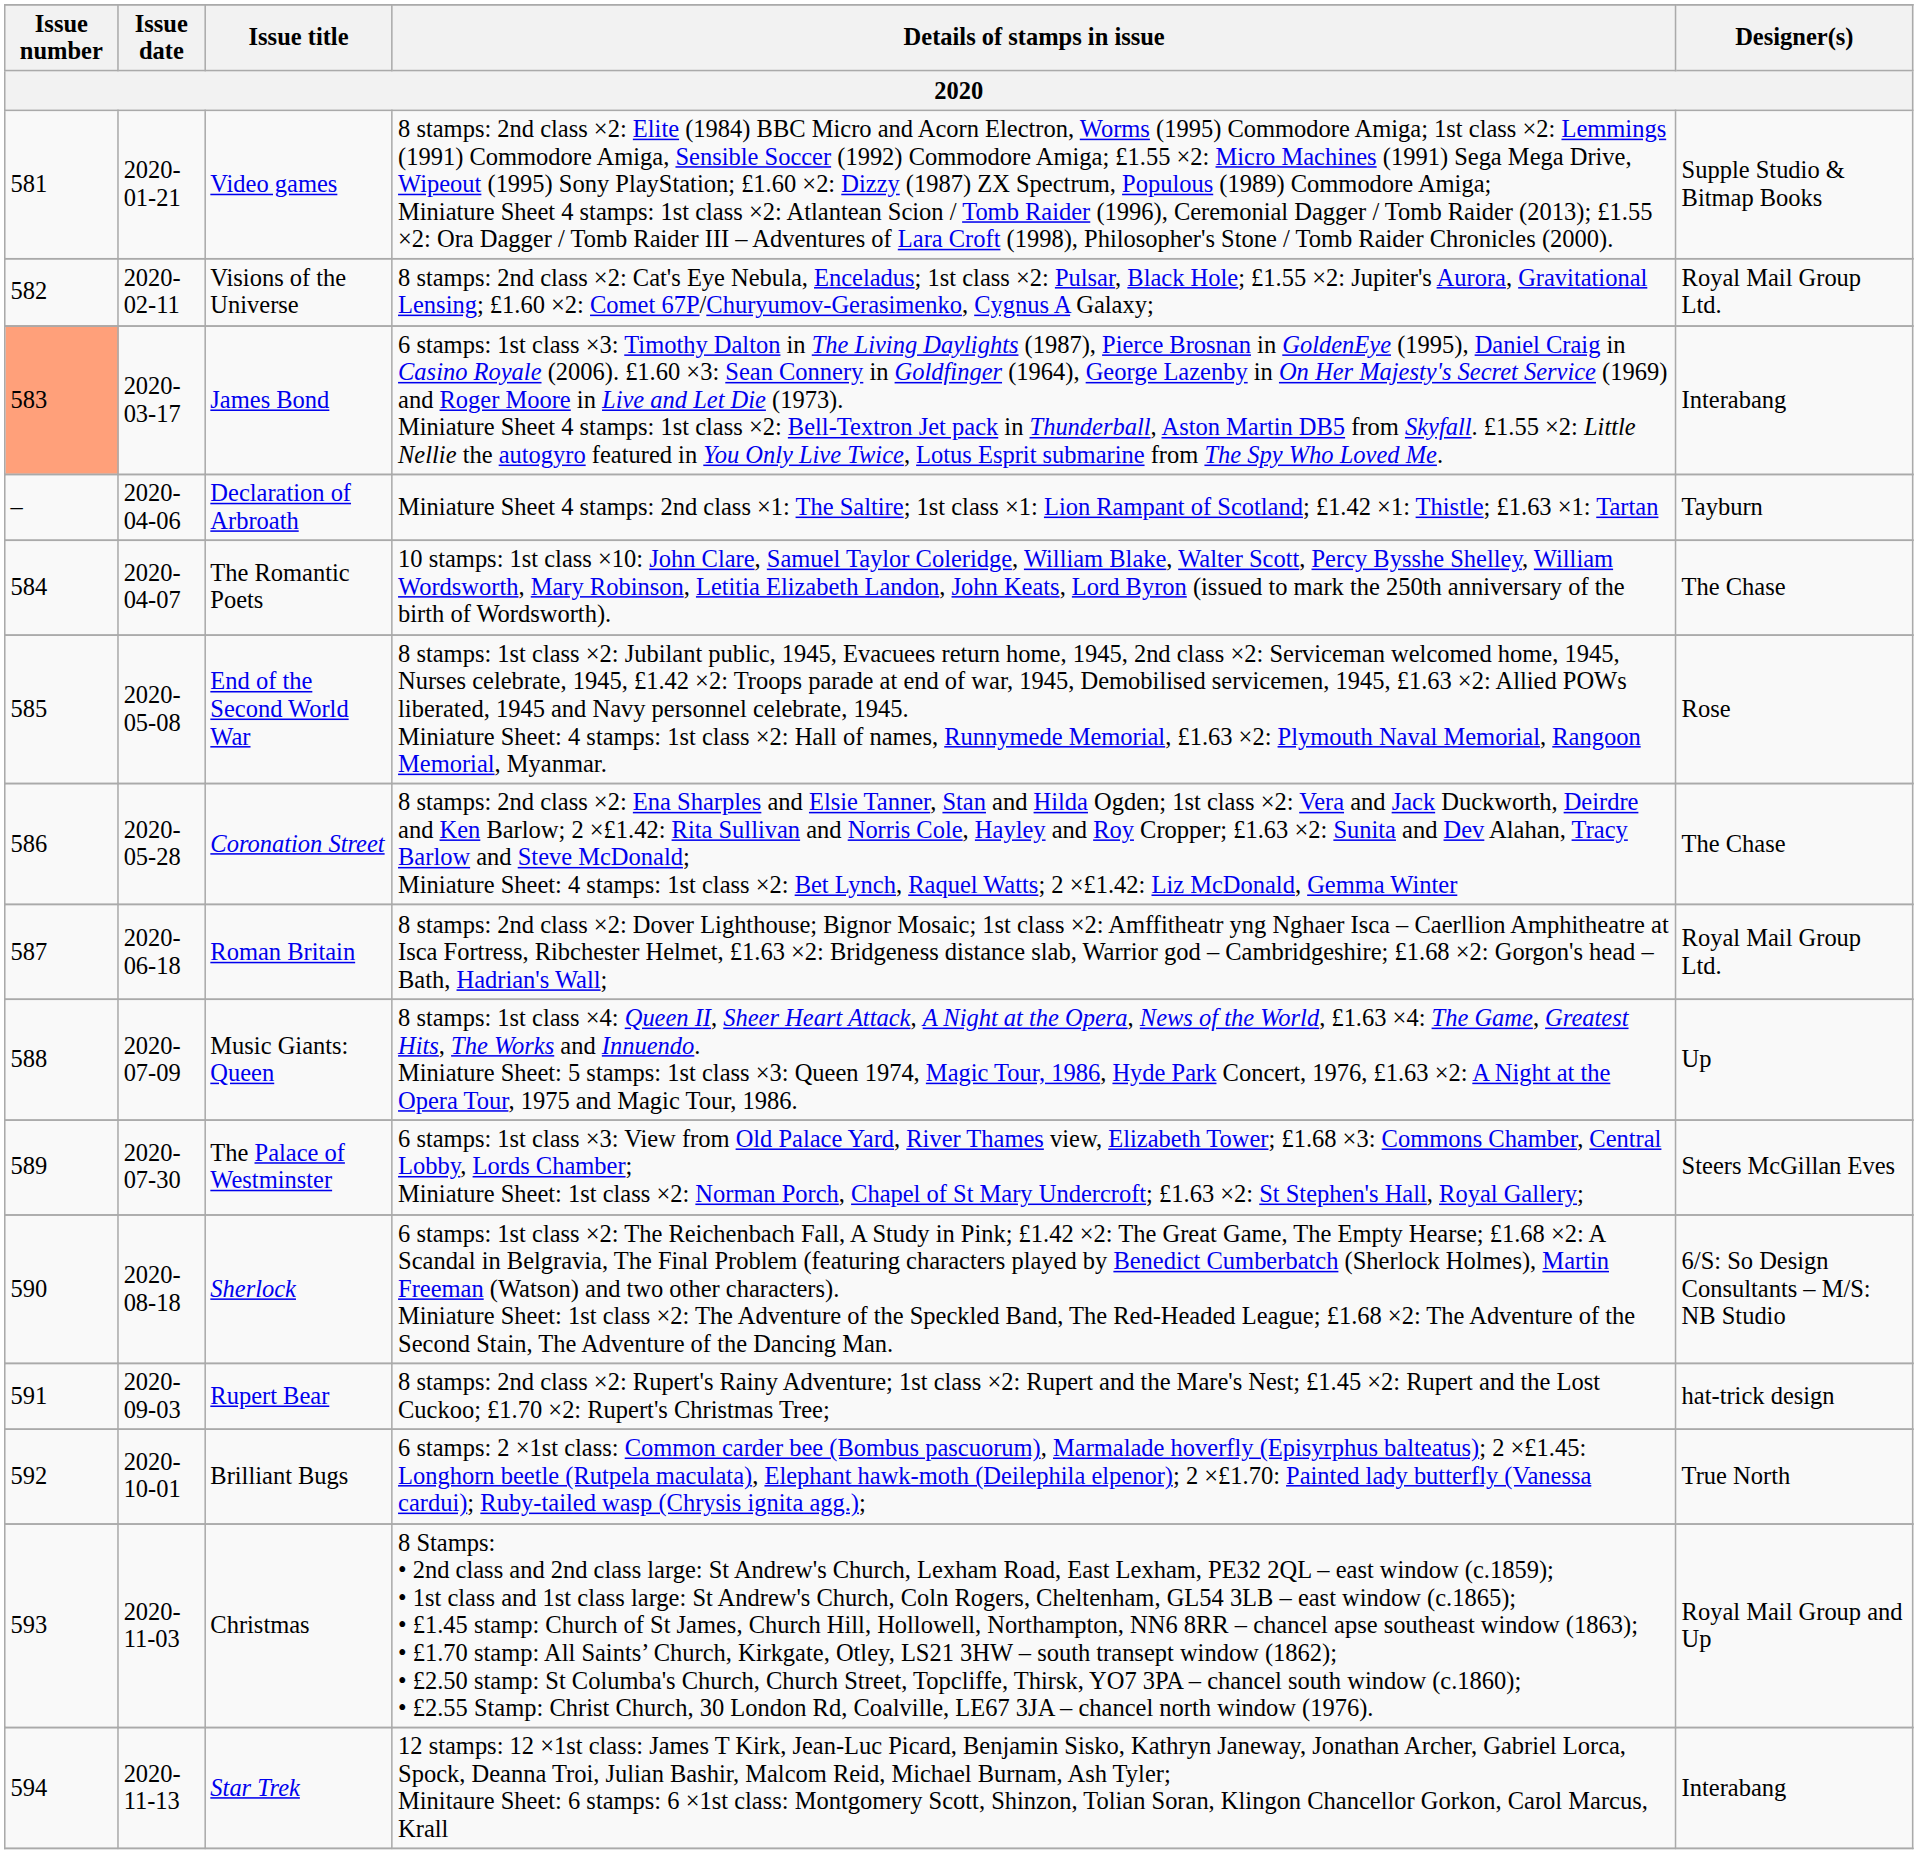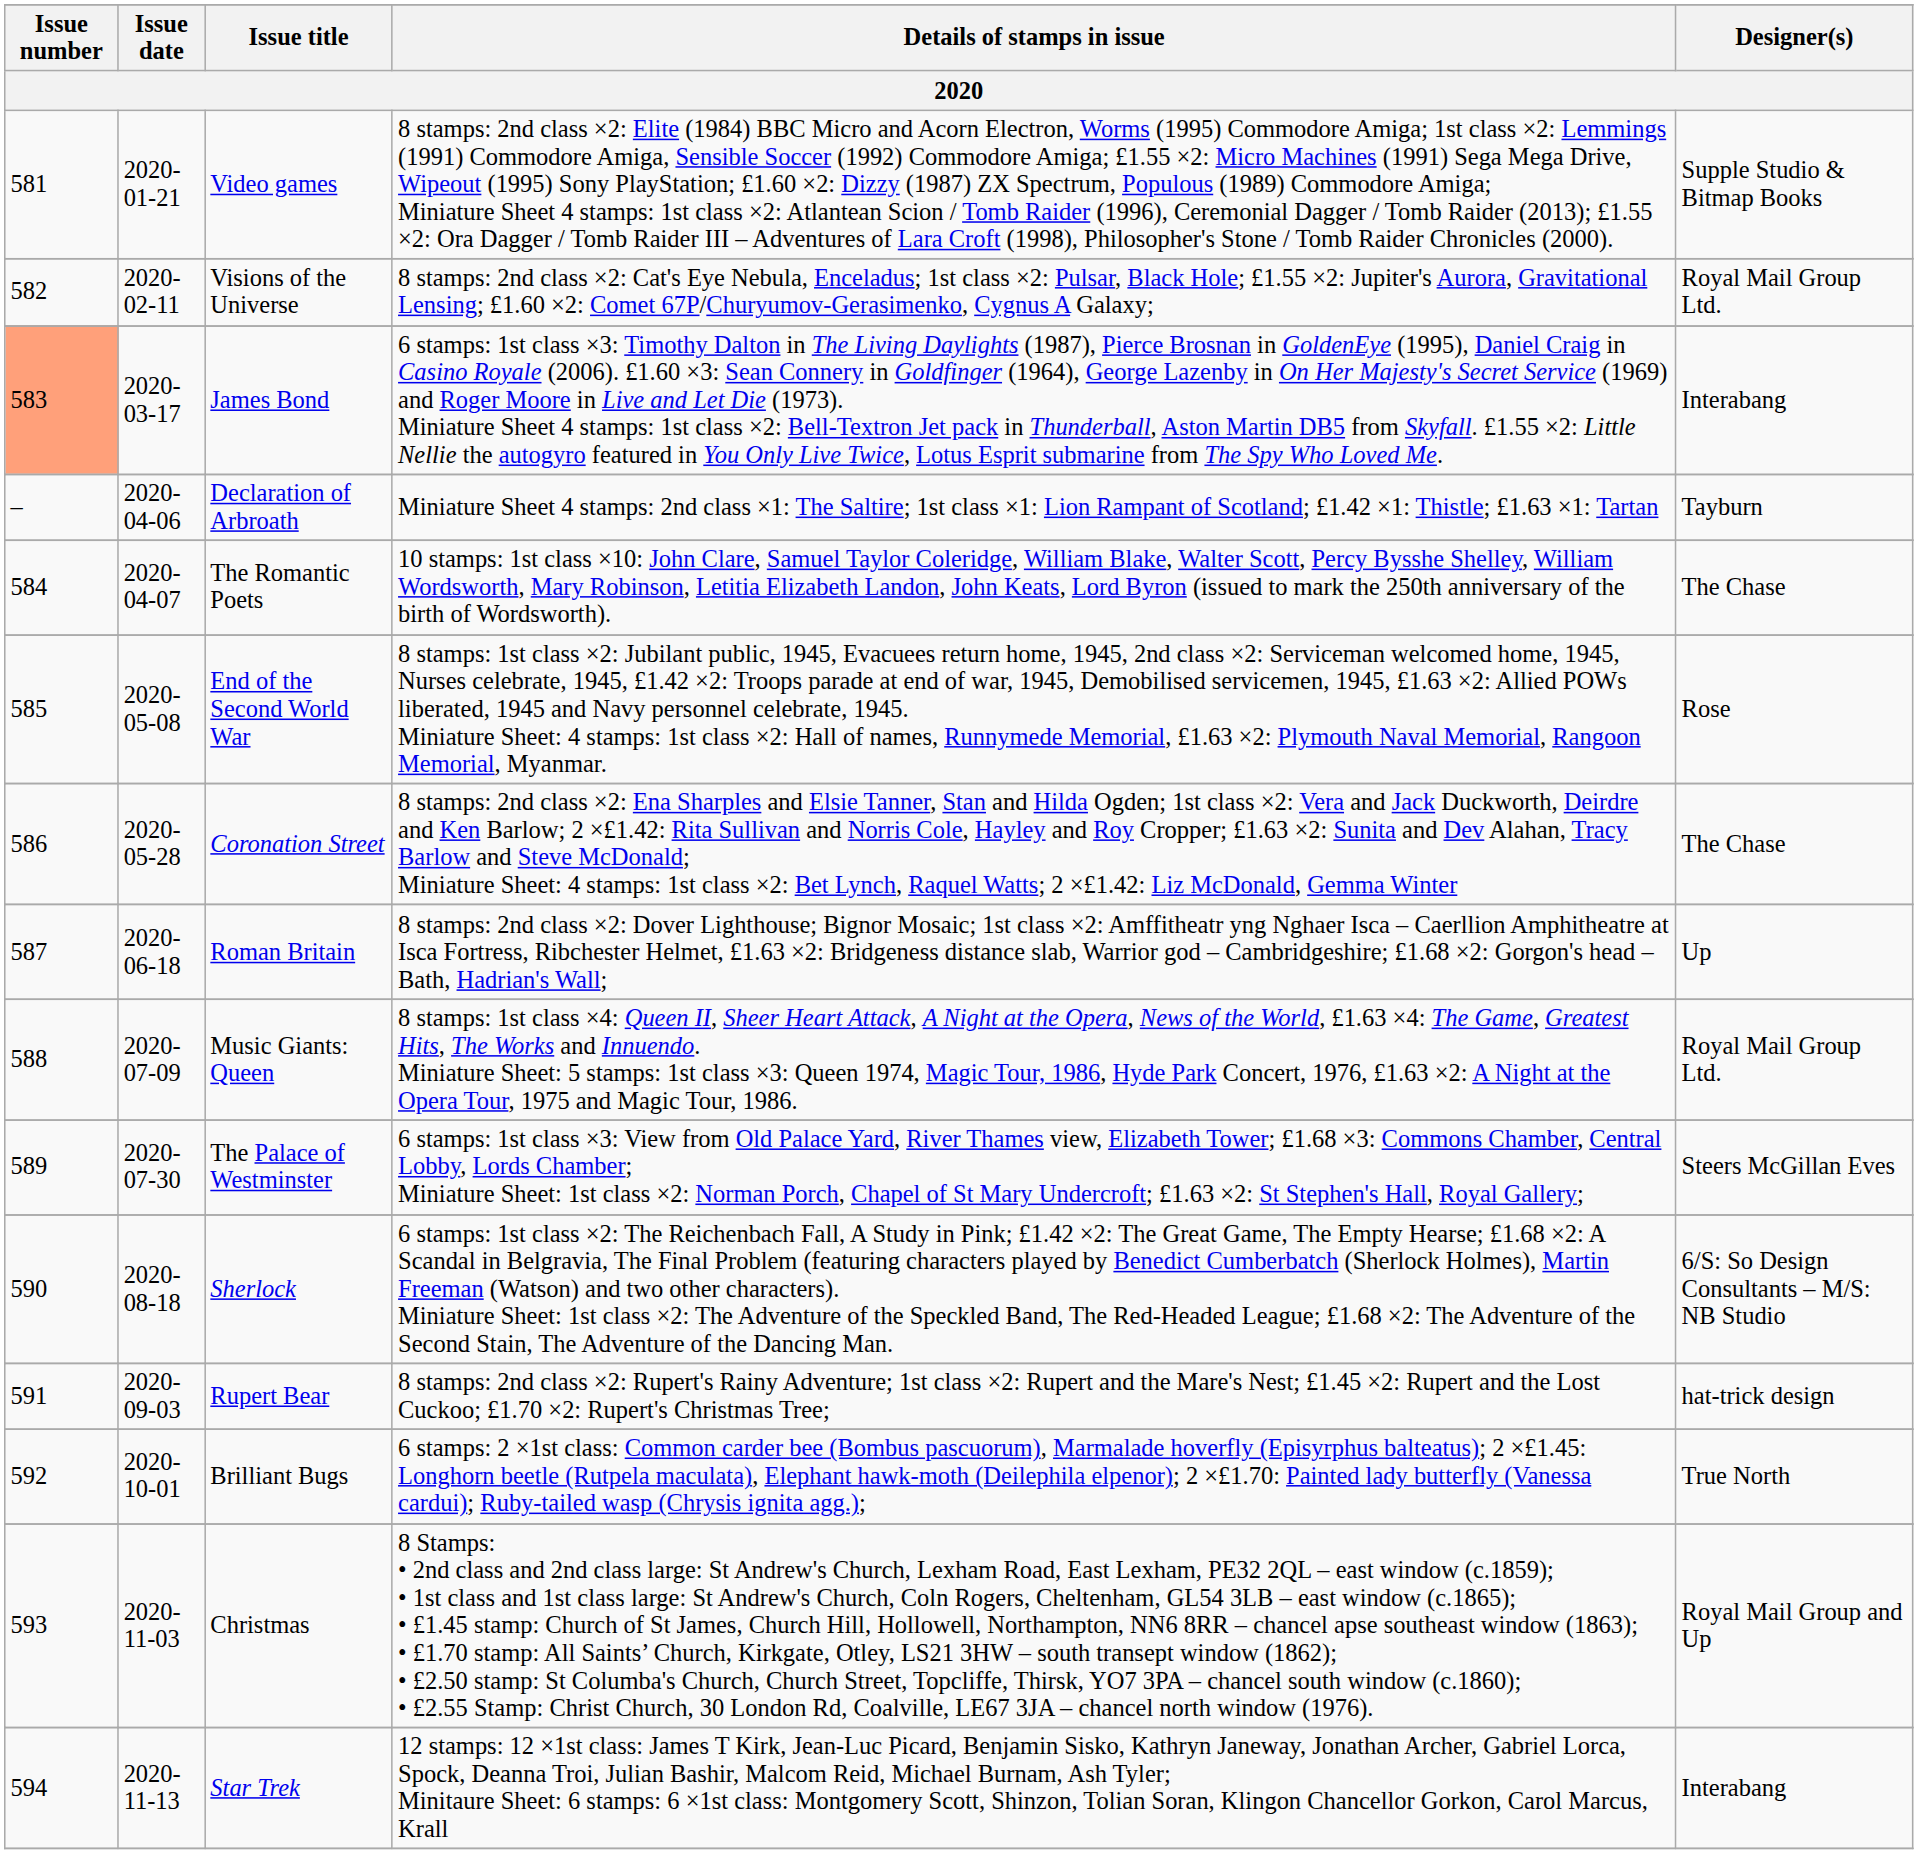(1771, 951) Royal Mail Group Ltd. -> (1697, 951) Up
(1697, 1059) Up -> (1771, 1059) Royal Mail Group Ltd.
